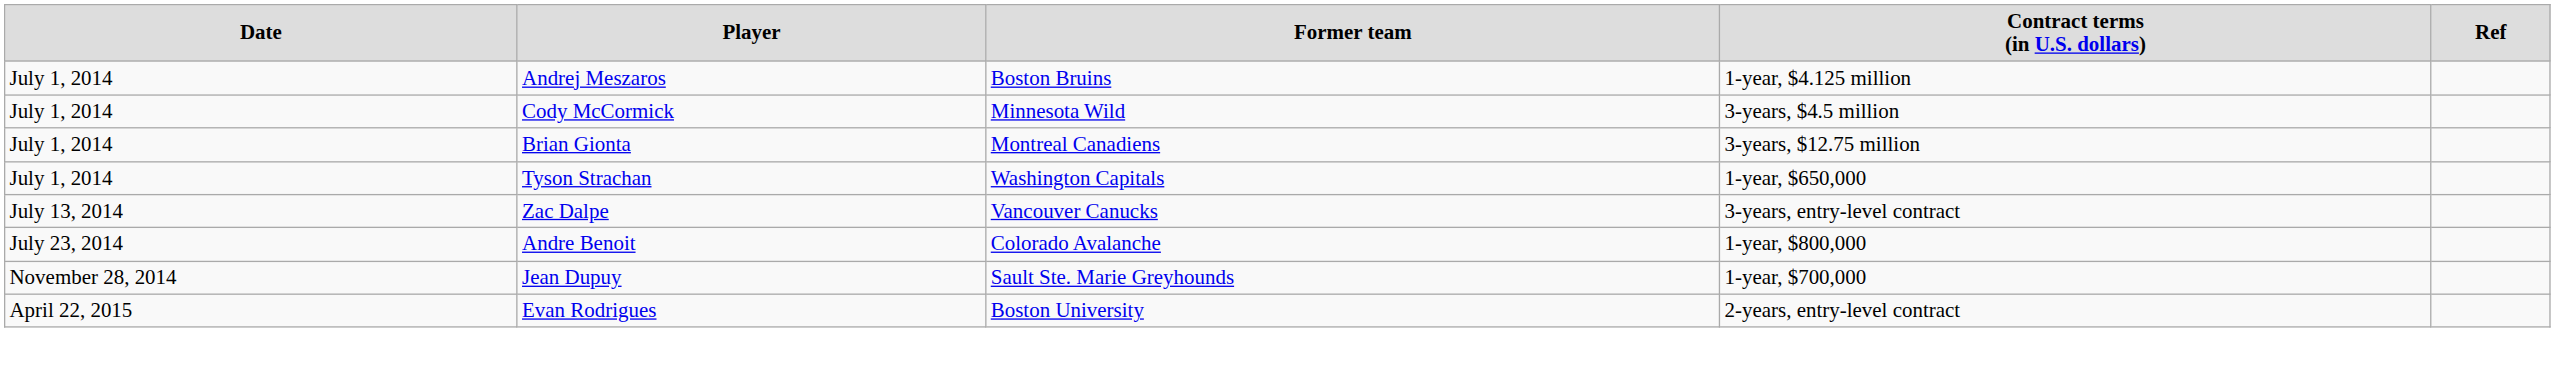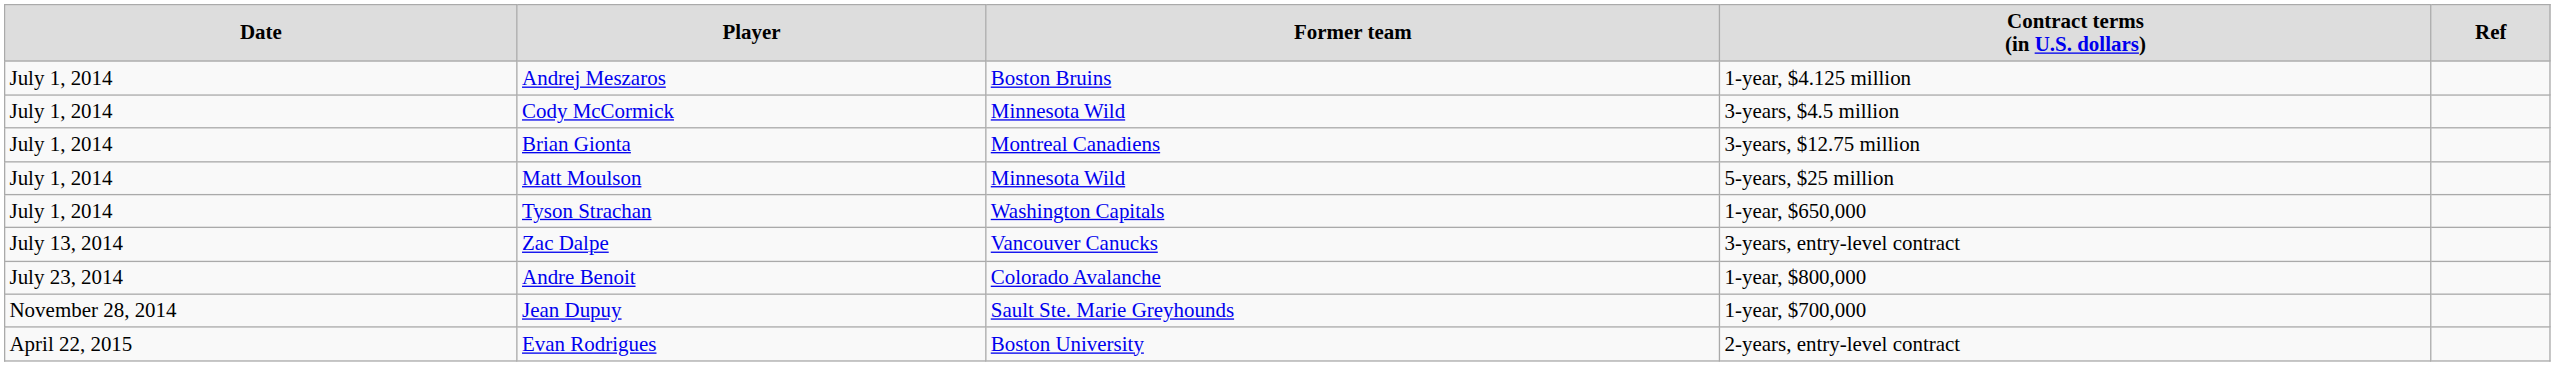+ row: (582, 177)
